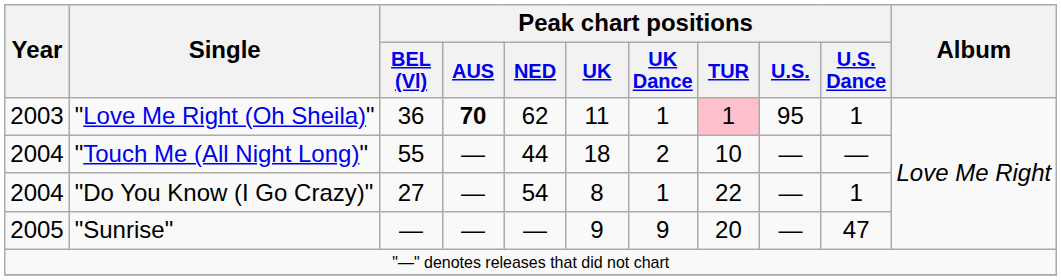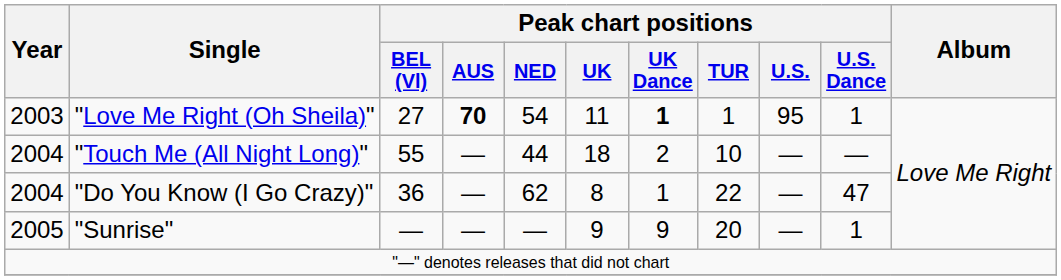(411, 116) 36 -> (411, 116) 27
(535, 116) 62 -> (535, 116) 54
(663, 116) normal -> (663, 116) bold
(728, 116) pink background -> (728, 116) no background
(411, 192) 27 -> (411, 192) 36
(535, 192) 54 -> (535, 192) 62
(856, 192) 1 -> (856, 192) 47
(856, 230) 47 -> (856, 230) 1
